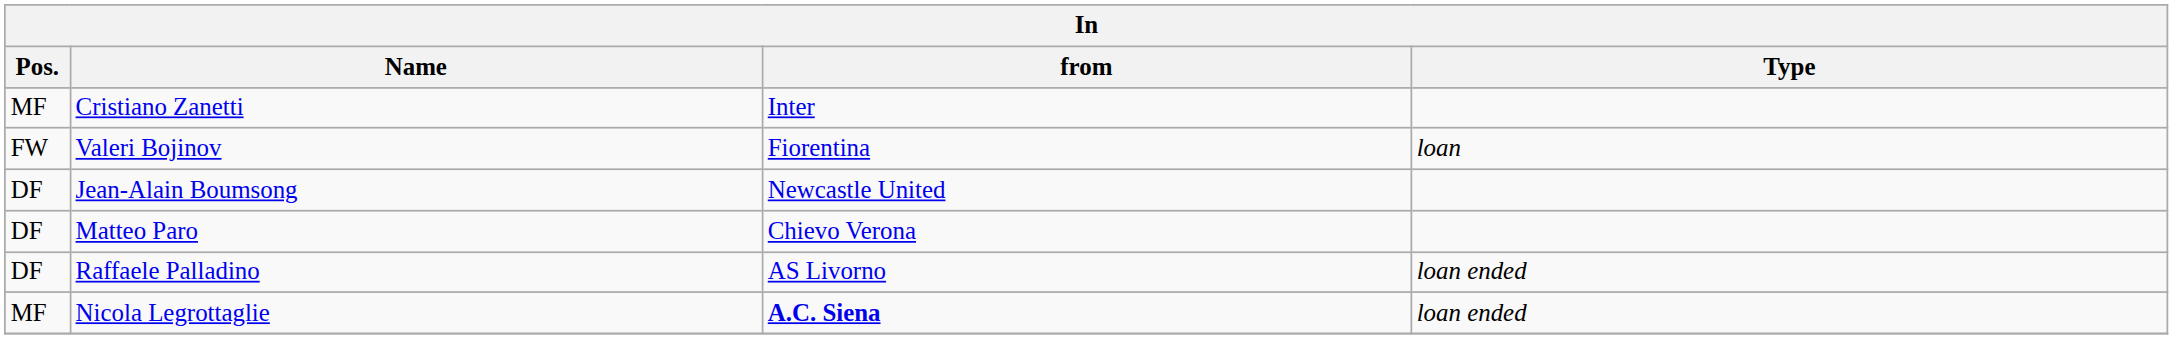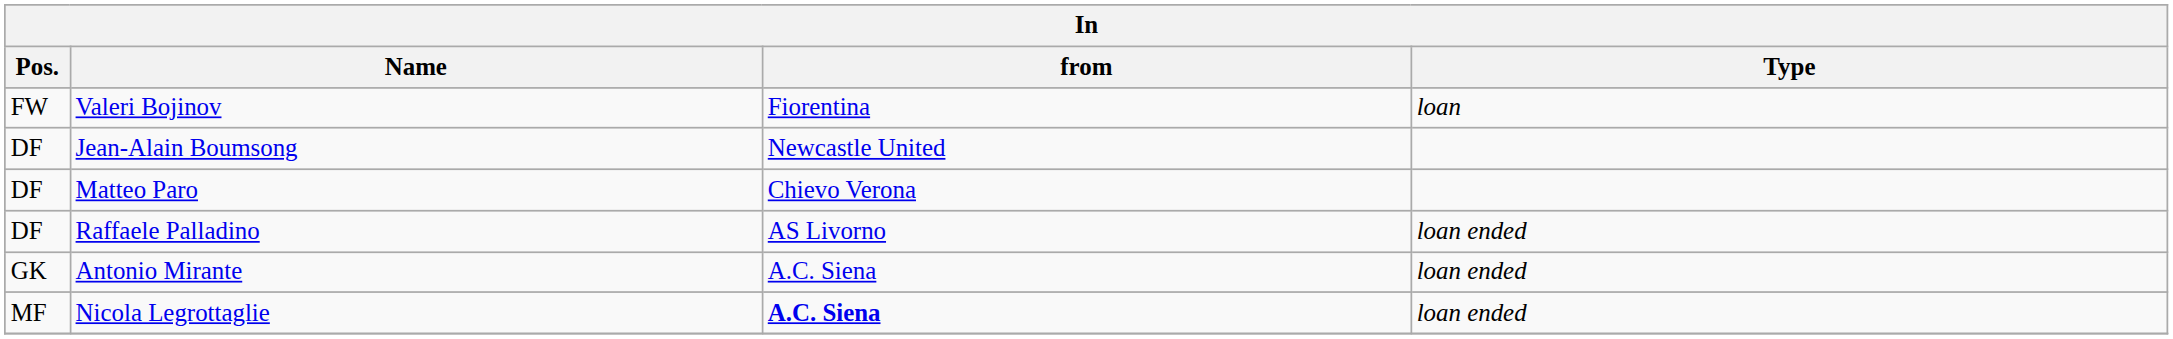- row: (160, 107)
+ row: (159, 271)
